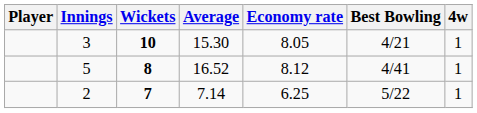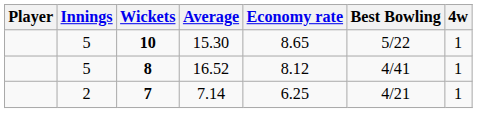(87, 42) 3 -> (87, 42) 5
(295, 42) 8.05 -> (295, 42) 8.65
(396, 42) 4/21 -> (396, 42) 5/22
(396, 94) 5/22 -> (396, 94) 4/21
